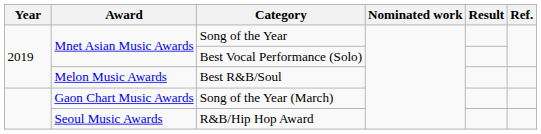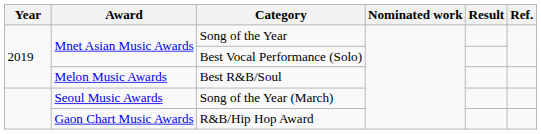(124, 98) Gaon Chart Music Awards -> (109, 98) Seoul Music Awards
(109, 118) Seoul Music Awards -> (124, 118) Gaon Chart Music Awards
